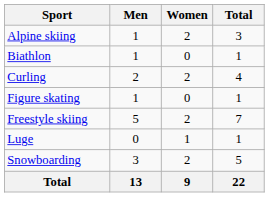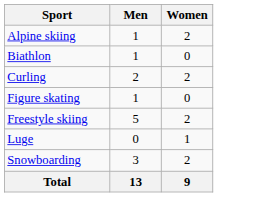- column: (239, 15)
